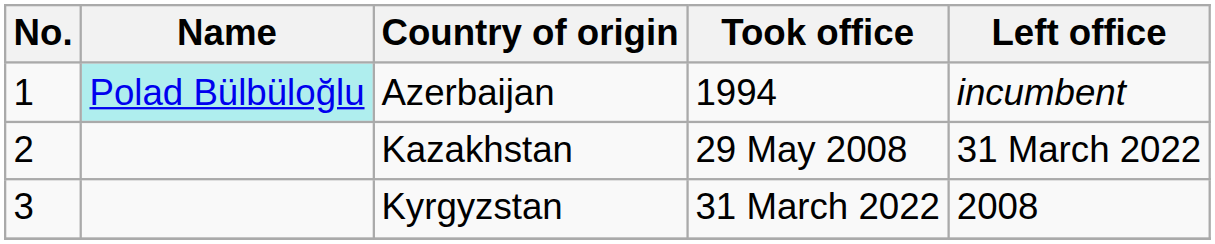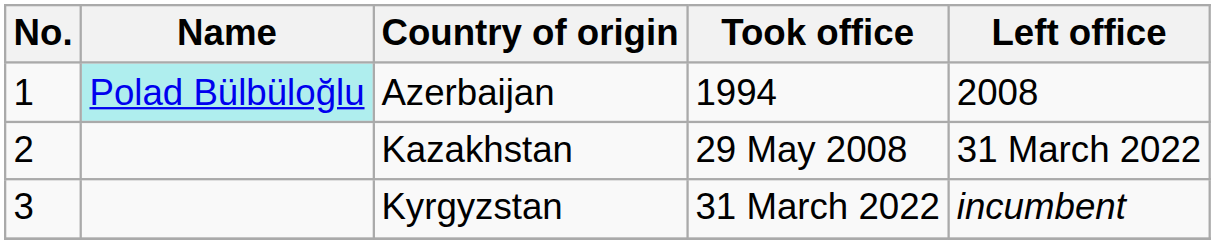(1041, 91) incumbent -> (998, 91) 2008
(998, 207) 2008 -> (1041, 207) incumbent
